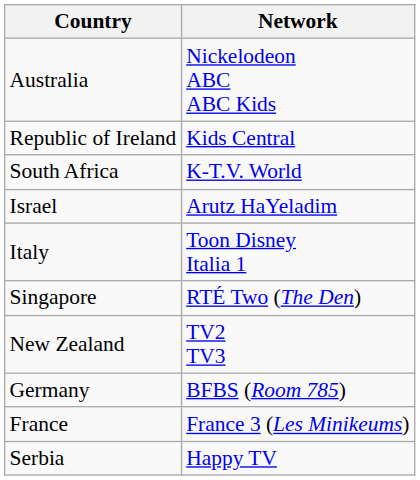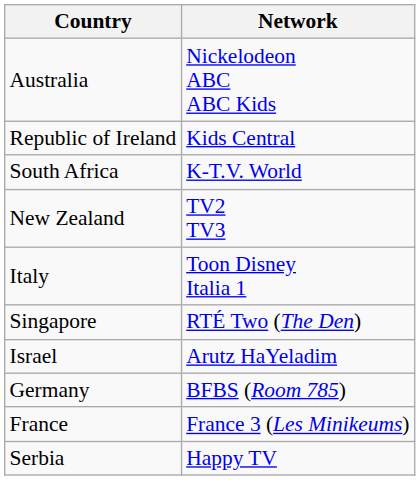rows swapped: (67, 343) <-> (33, 205)
